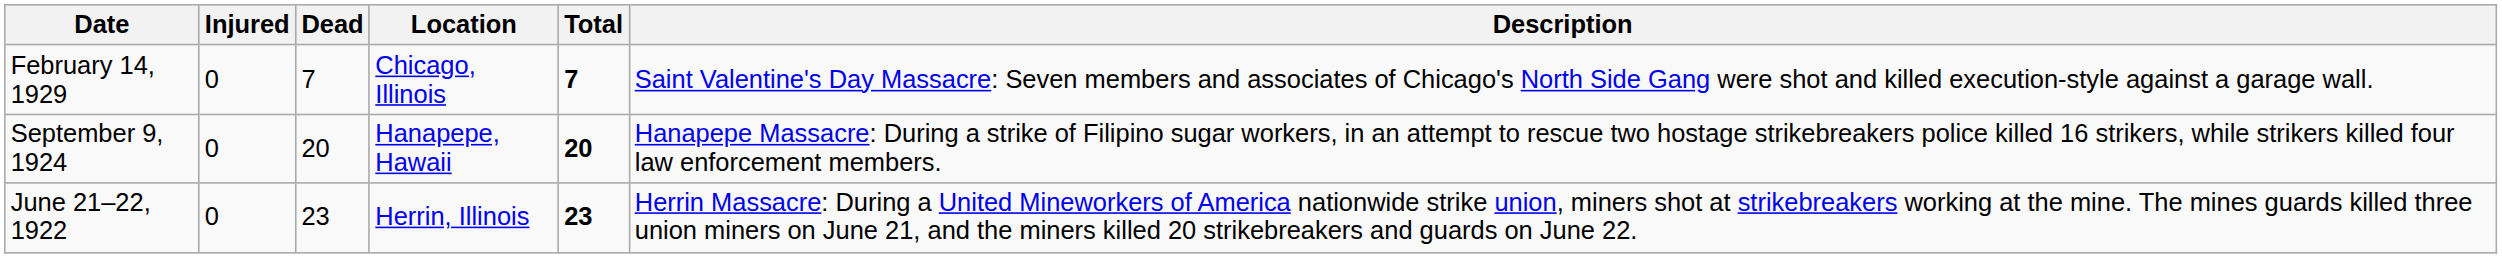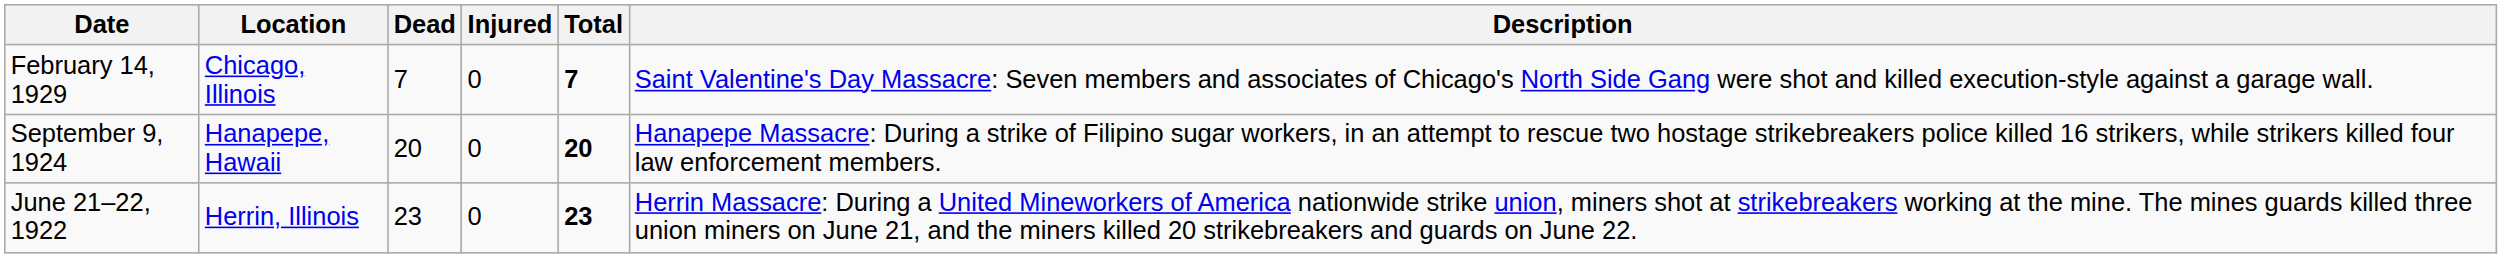columns swapped: (464, 24) <-> (247, 24)
